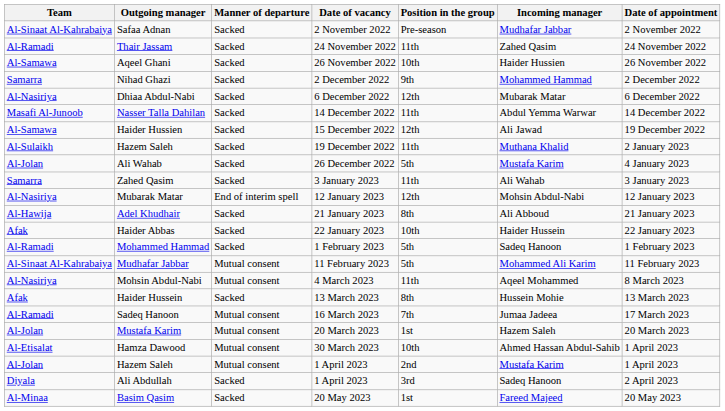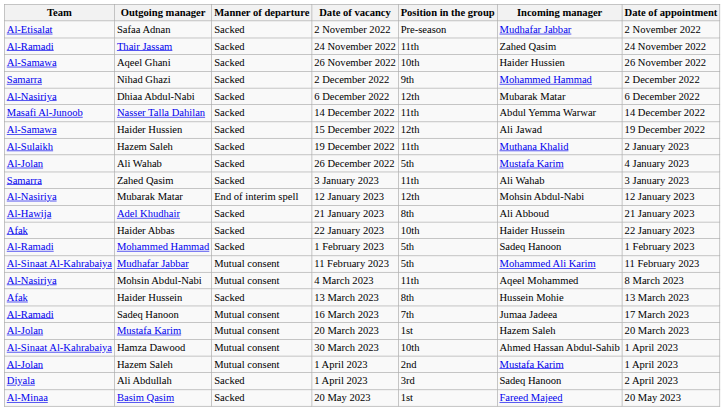(59, 29) Al-Sinaat Al-Kahrabaiya -> (30, 29) Al-Etisalat
(30, 347) Al-Etisalat -> (59, 347) Al-Sinaat Al-Kahrabaiya
